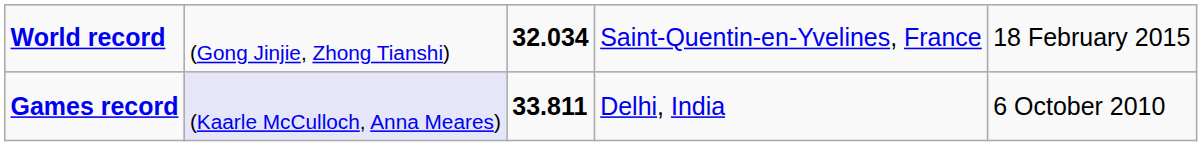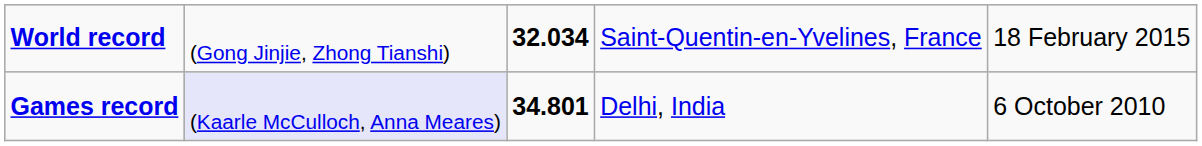(550, 105) 33.811 -> (551, 105) 34.801
